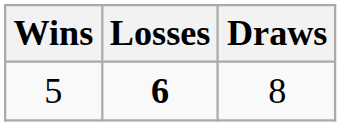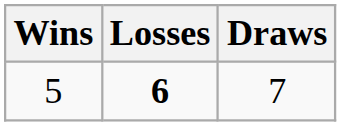(277, 90) 8 -> (277, 90) 7
